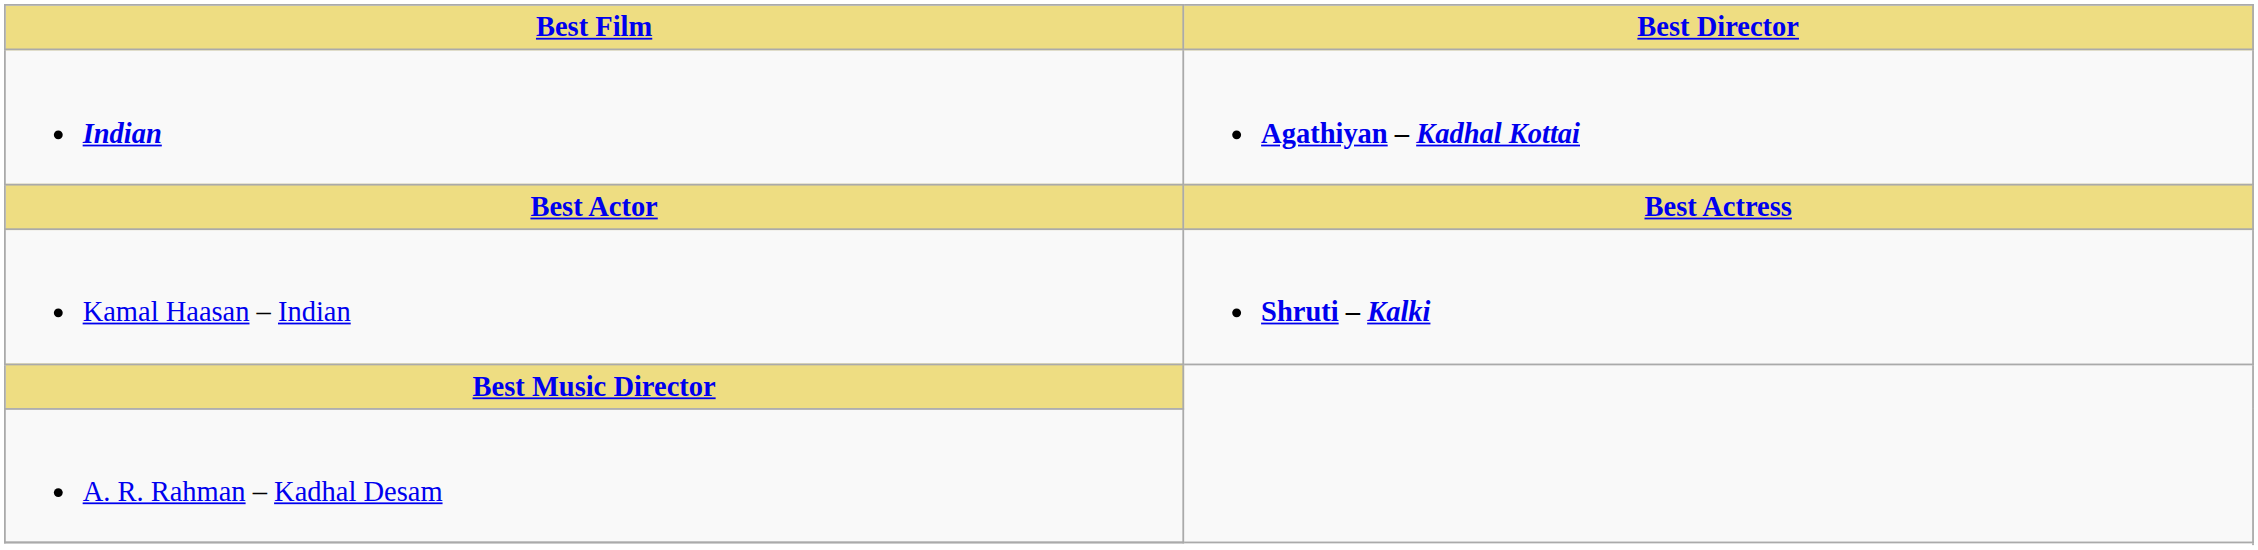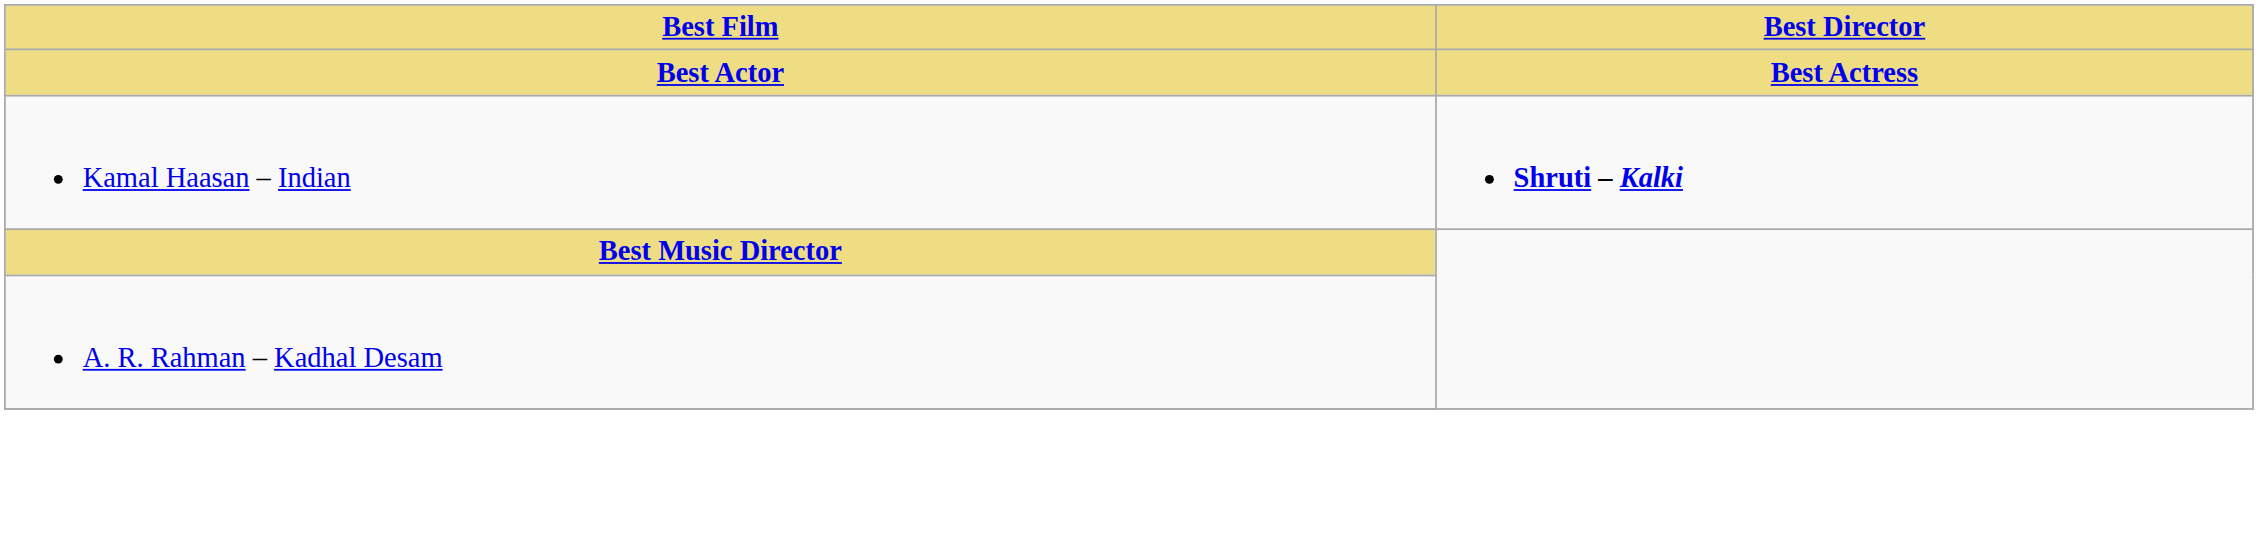- row: (594, 133)
